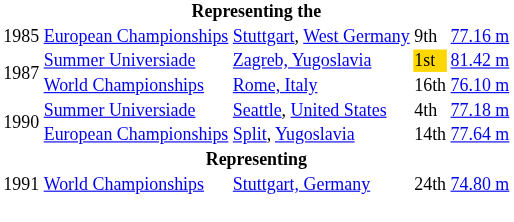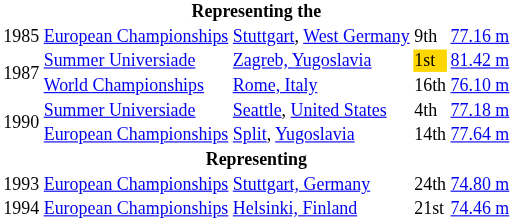(21, 183) 1991 -> (21, 183) 1993
(124, 183) World Championships -> (136, 183) European Championships
+ row: (295, 208)
